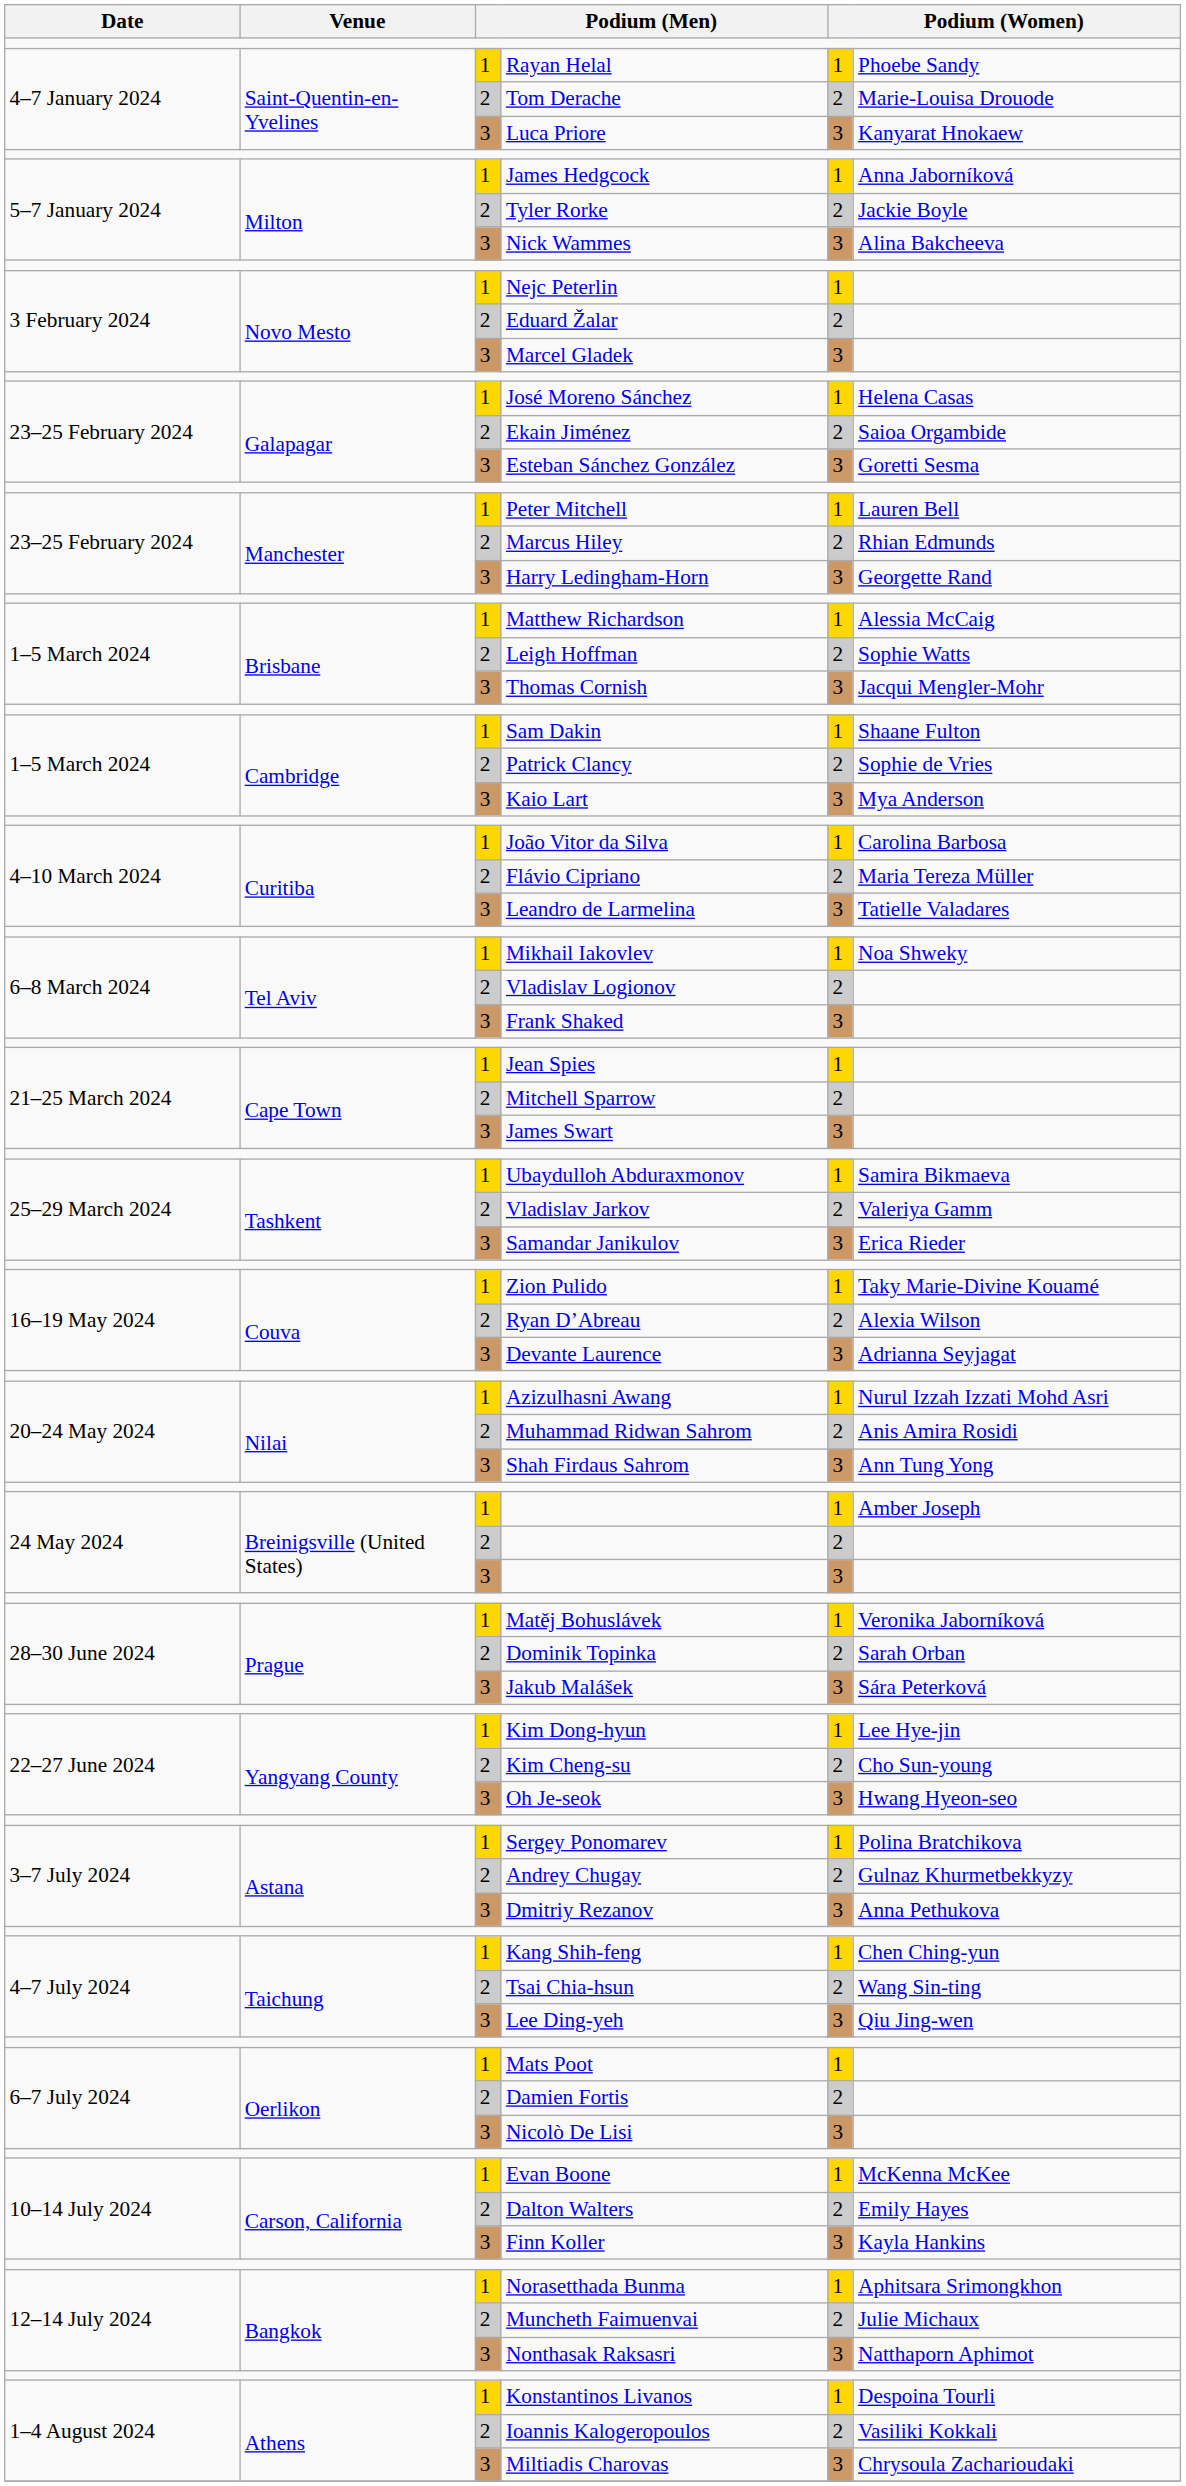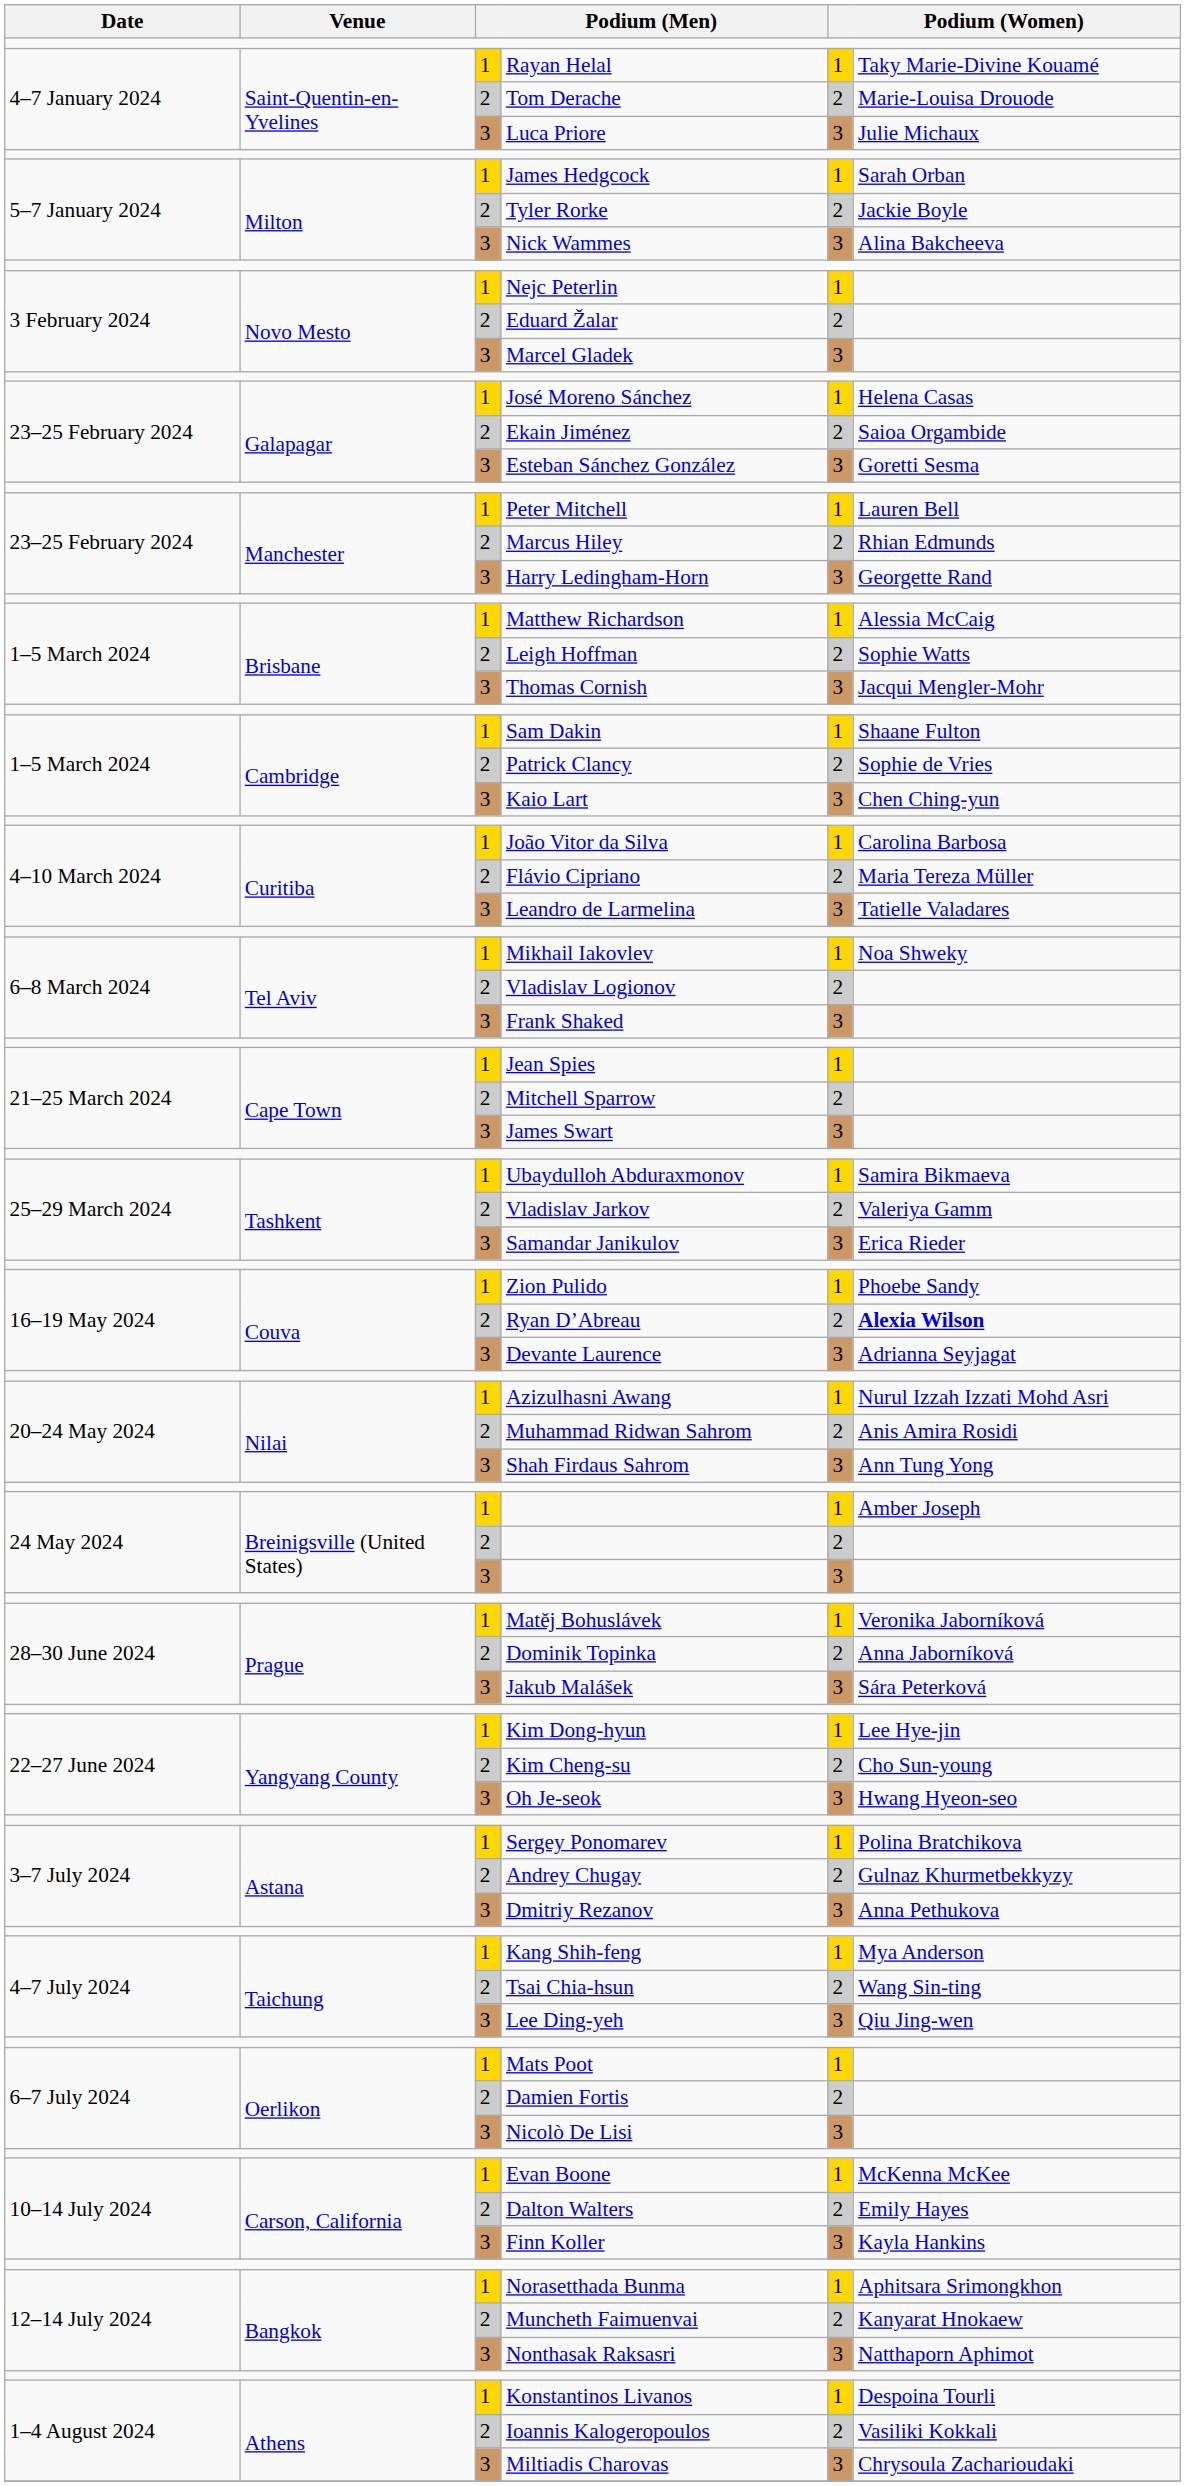(919, 64) Phoebe Sandy -> (978, 64) Taky Marie-Divine Kouamé
(940, 132) Kanyarat Hnokaew -> (919, 132) Julie Michaux
(936, 175) Anna Jaborníková -> (912, 175) Sarah Orban
(921, 798) Mya Anderson -> (929, 798) Chen Ching-yun
(978, 1286) Taky Marie-Divine Kouamé -> (919, 1286) Phoebe Sandy
(919, 1320) normal -> (921, 1320) bold
(912, 1653) Sarah Orban -> (936, 1653) Anna Jaborníková
(929, 1952) Chen Ching-yun -> (921, 1952) Mya Anderson
(919, 2319) Julie Michaux -> (940, 2319) Kanyarat Hnokaew
